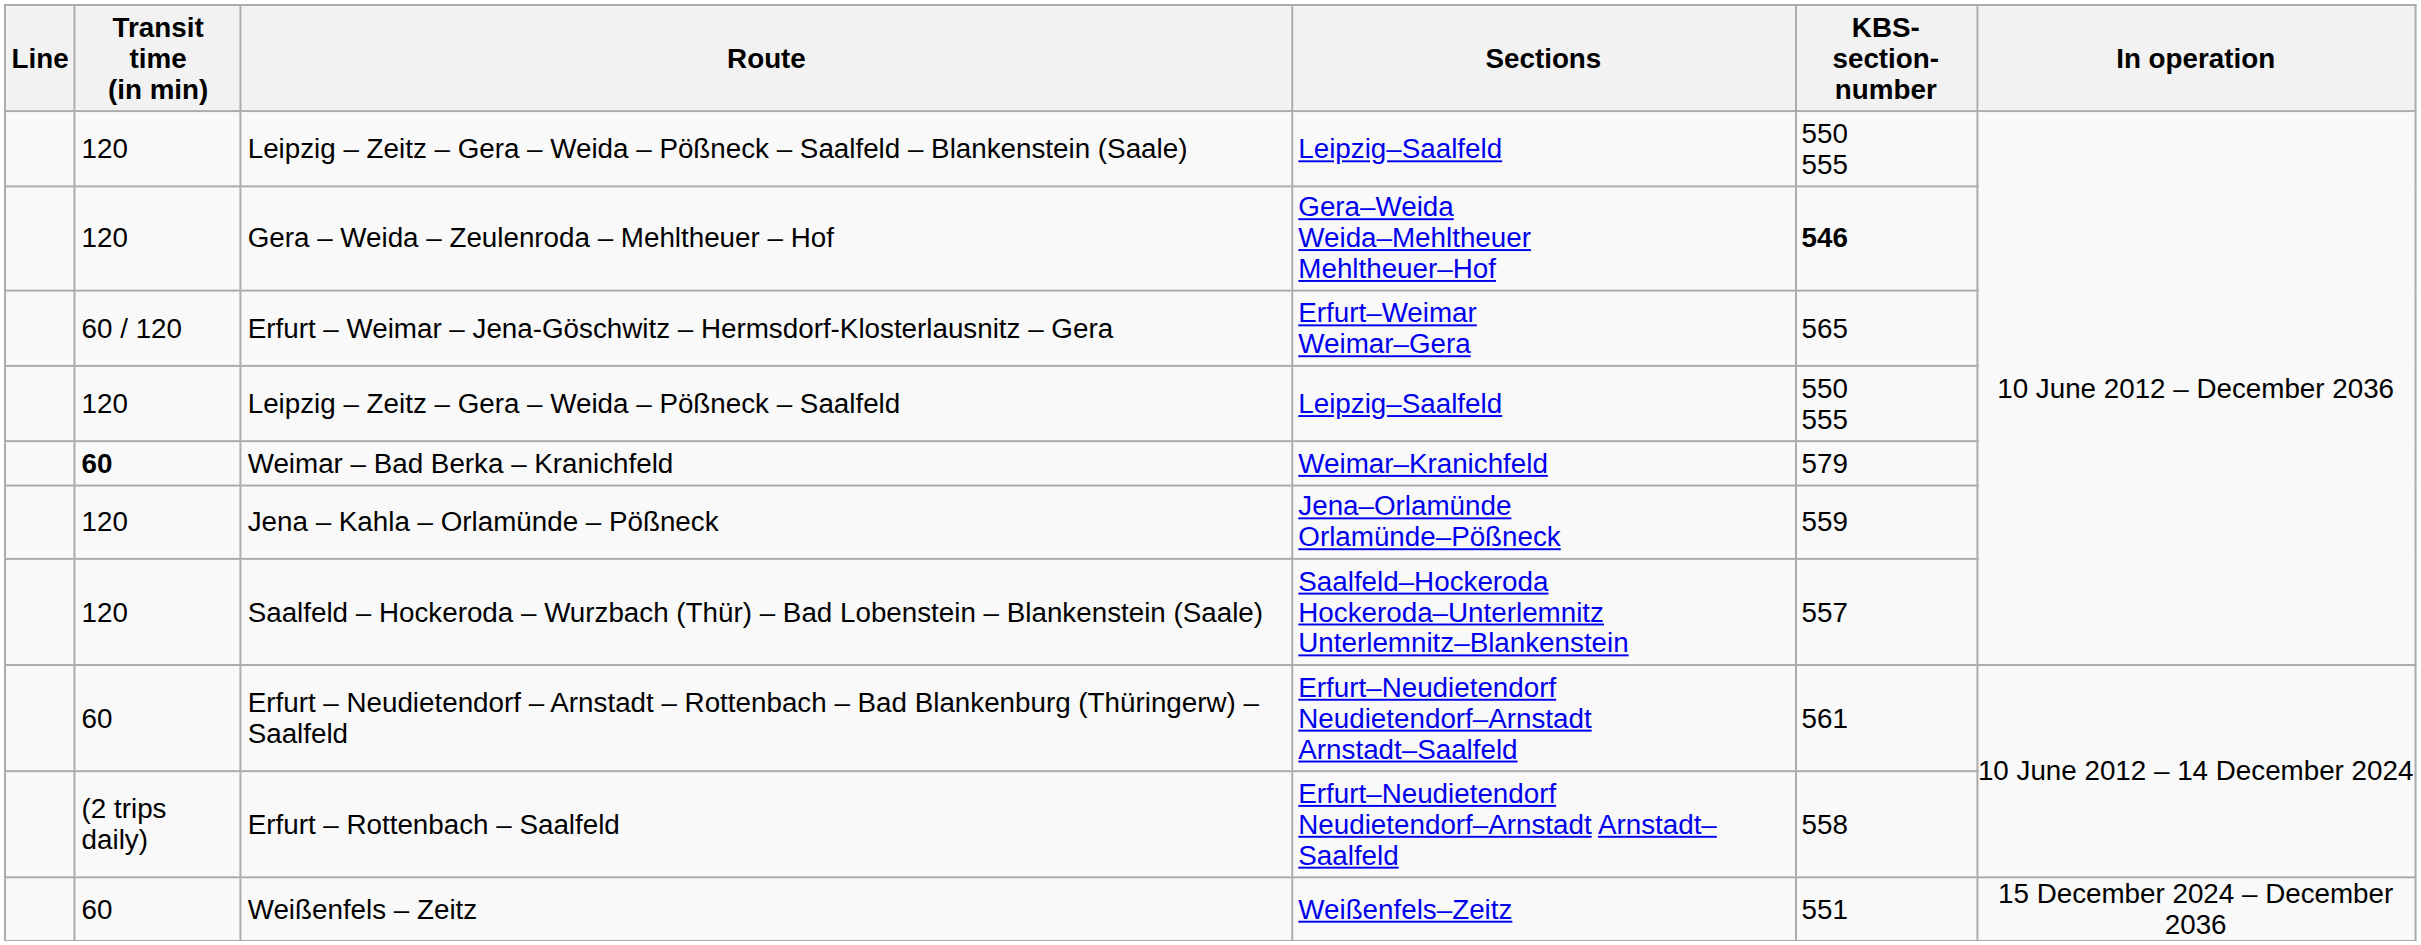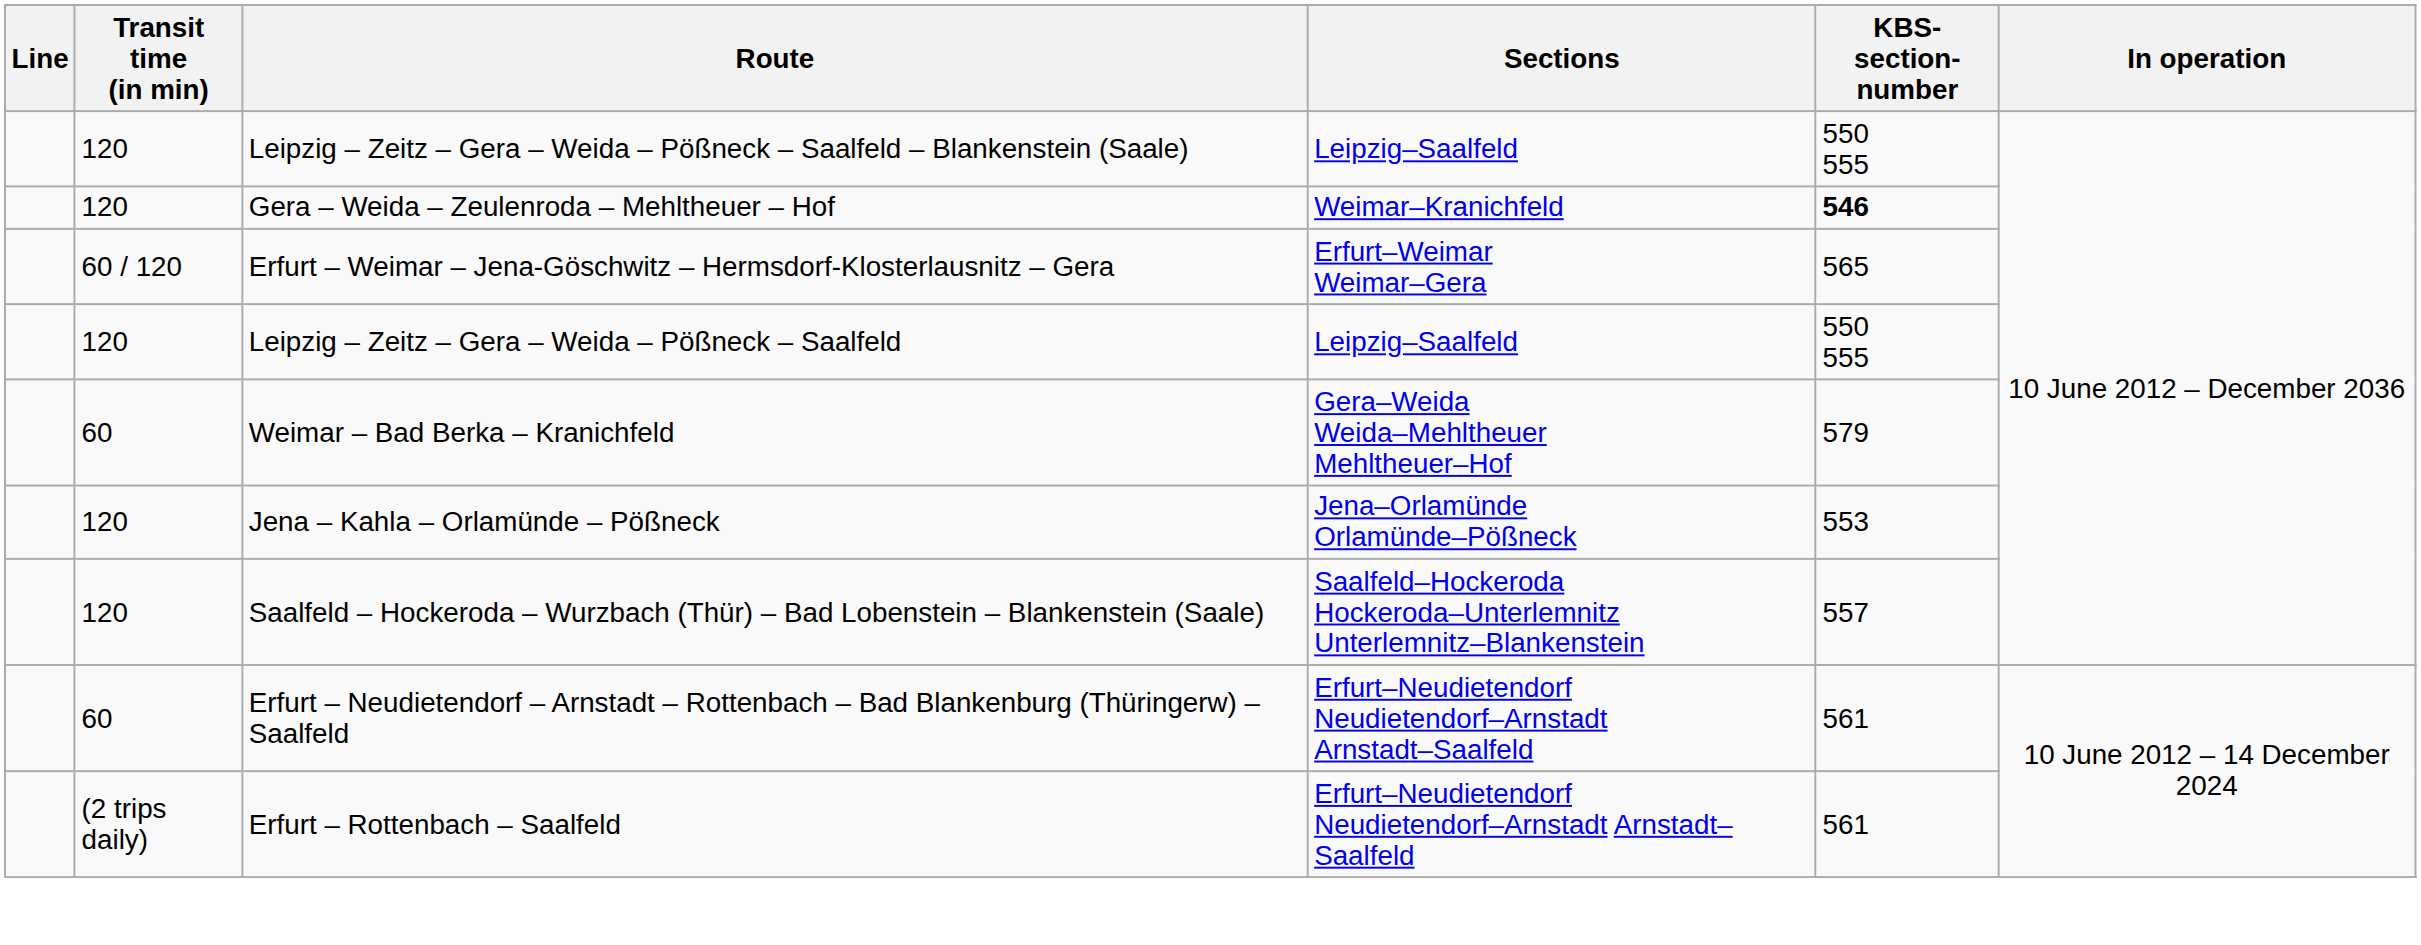(1415, 239) Gera–Weida Weida–Mehltheuer Mehltheuer–Hof -> (1439, 208) Weimar–Kranichfeld
(97, 463) bold -> (97, 432) normal
(1423, 463) Weimar–Kranichfeld -> (1430, 432) Gera–Weida Weida–Mehltheuer Mehltheuer–Hof
(1825, 522) 559 -> (1846, 522) 553
(1825, 824) 558 -> (1846, 824) 561
- row: (362, 909)
